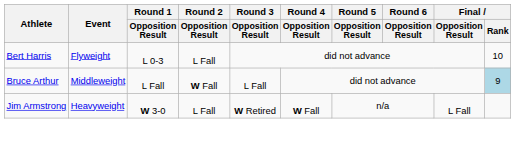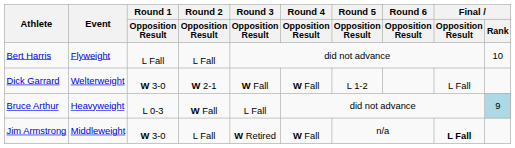(153, 61) L 0-3 -> (153, 61) L Fall
+ row: (33, 81)
(98, 81) Middleweight -> (97, 106) Heavyweight
(153, 86) L Fall -> (153, 111) L 0-3
(97, 106) Heavyweight -> (98, 131) Middleweight
(459, 111) normal -> (459, 137) bold
